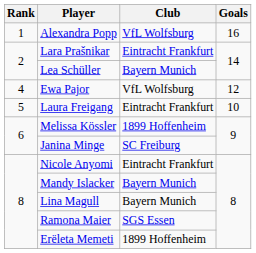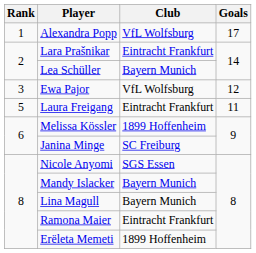(233, 32) 16 -> (233, 32) 17
(21, 88) 4 -> (21, 88) 3
(233, 107) 10 -> (233, 107) 11
(168, 164) Eintracht Frankfurt -> (148, 164) SGS Essen
(148, 220) SGS Essen -> (168, 220) Eintracht Frankfurt
